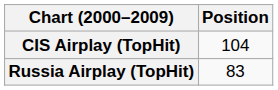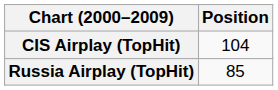(235, 71) 83 -> (235, 71) 85
